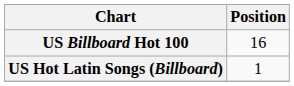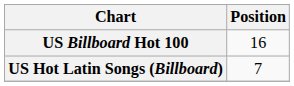(258, 68) 1 -> (258, 68) 7
